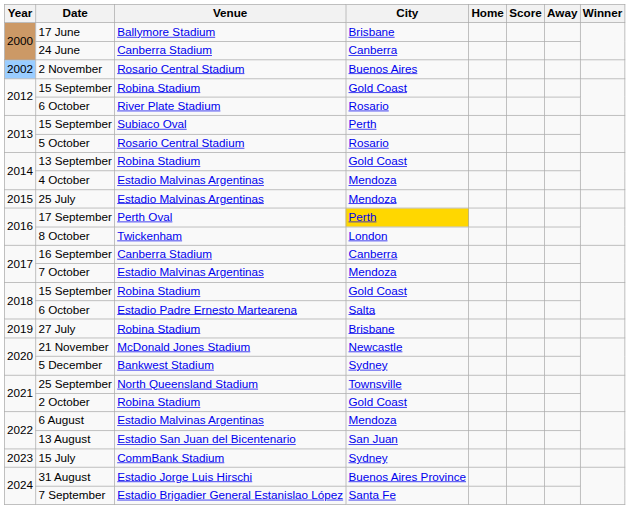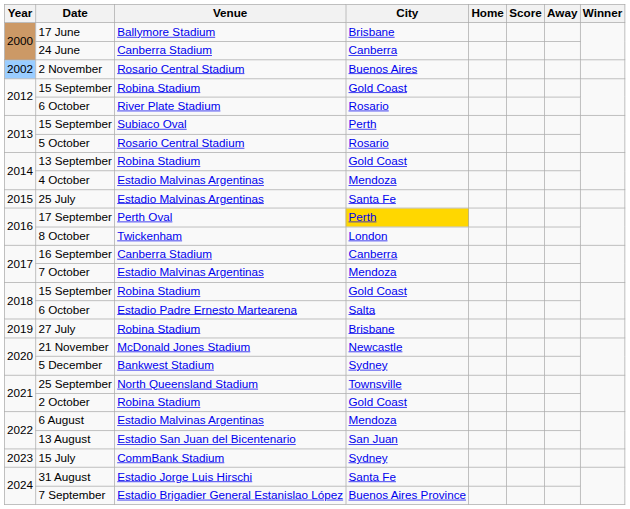(373, 198) Mendoza -> (372, 198) Santa Fe
(407, 476) Buenos Aires Province -> (372, 476) Santa Fe
(372, 495) Santa Fe -> (407, 495) Buenos Aires Province
